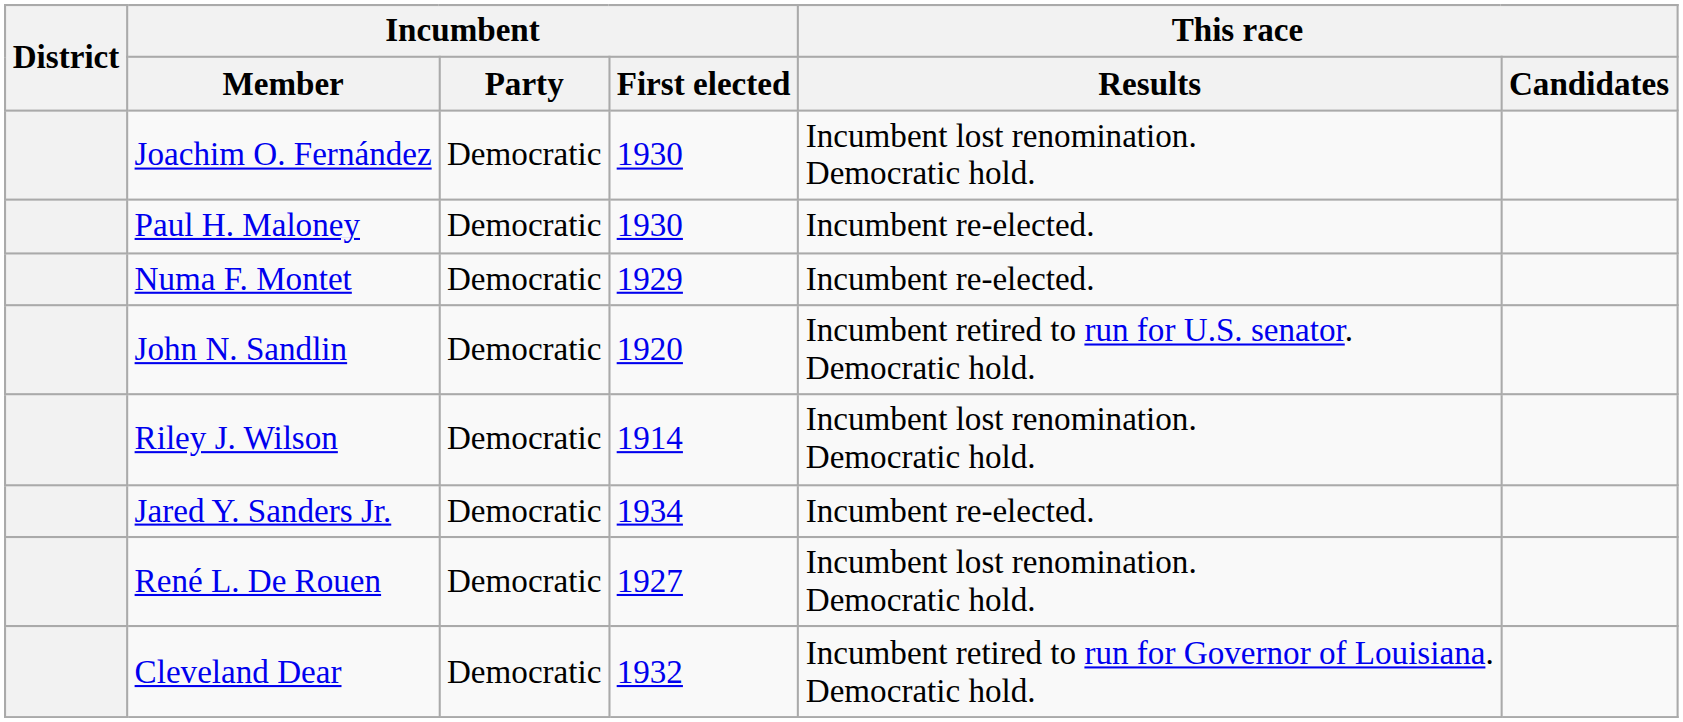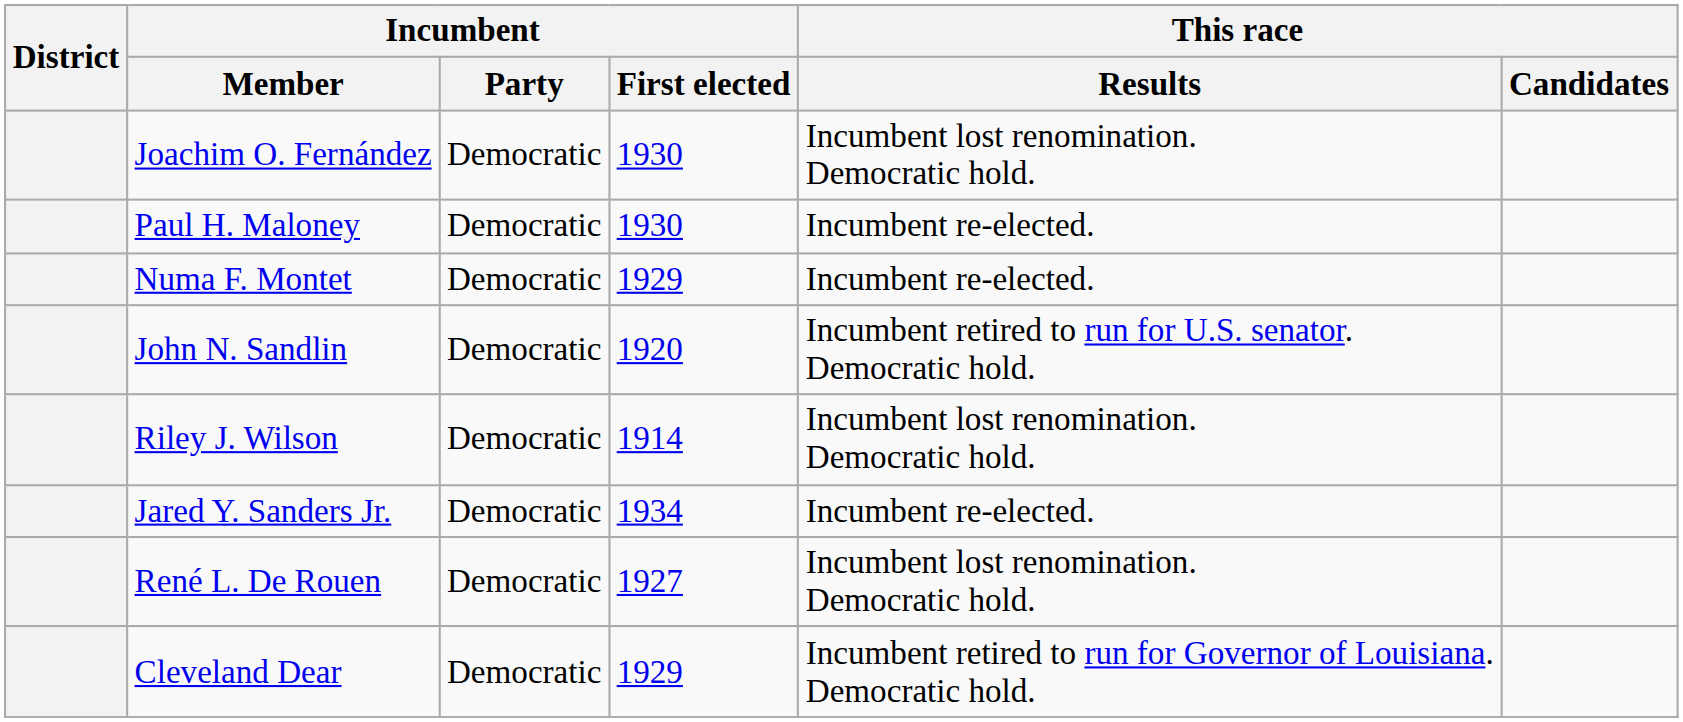(650, 671) 1932 -> (650, 671) 1929
